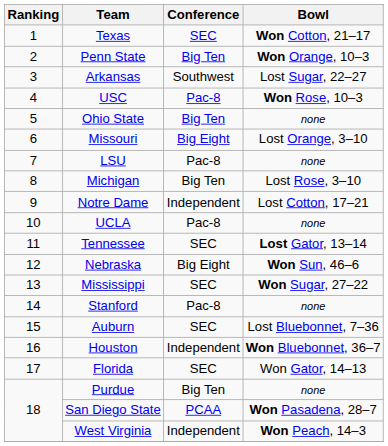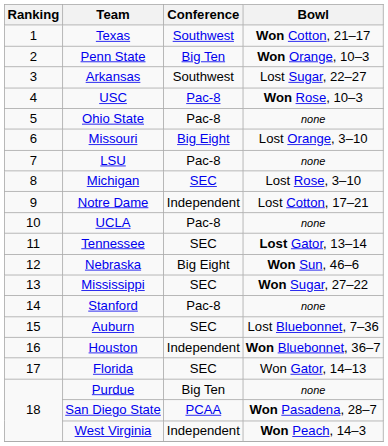(203, 35) SEC -> (203, 35) Southwest
(203, 118) Big Ten -> (203, 118) Pac-8
(203, 181) Big Ten -> (203, 181) SEC
